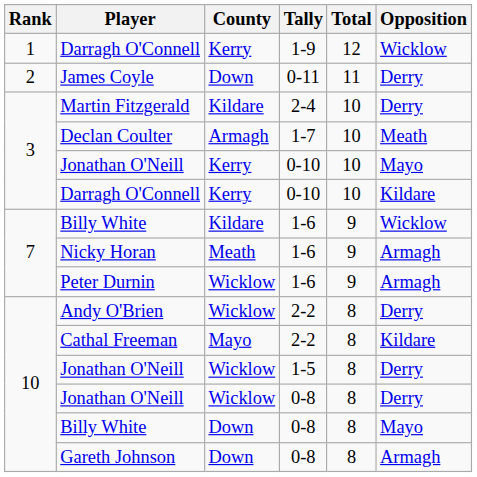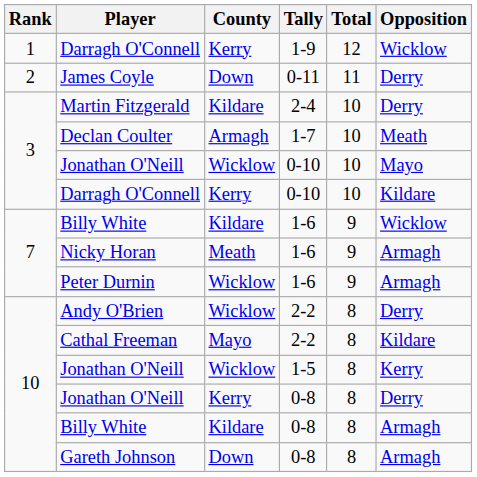(230, 164) Kerry -> (242, 164) Wicklow
(402, 369) Derry -> (402, 369) Kerry
(242, 398) Wicklow -> (230, 398) Kerry
(231, 427) Down -> (236, 427) Kildare
(402, 427) Mayo -> (410, 427) Armagh
